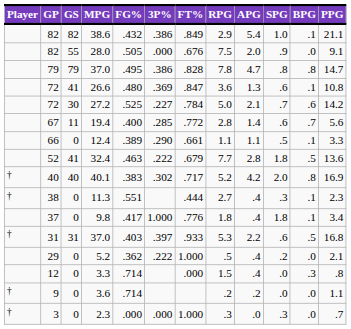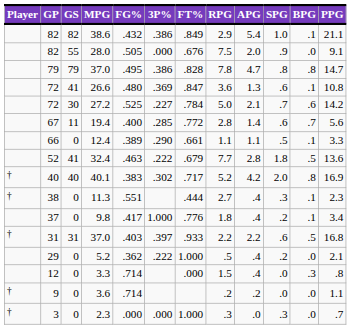(281, 217) 1.8 -> (283, 217) .2
(225, 236) 5.3 -> (225, 236) 2.2
